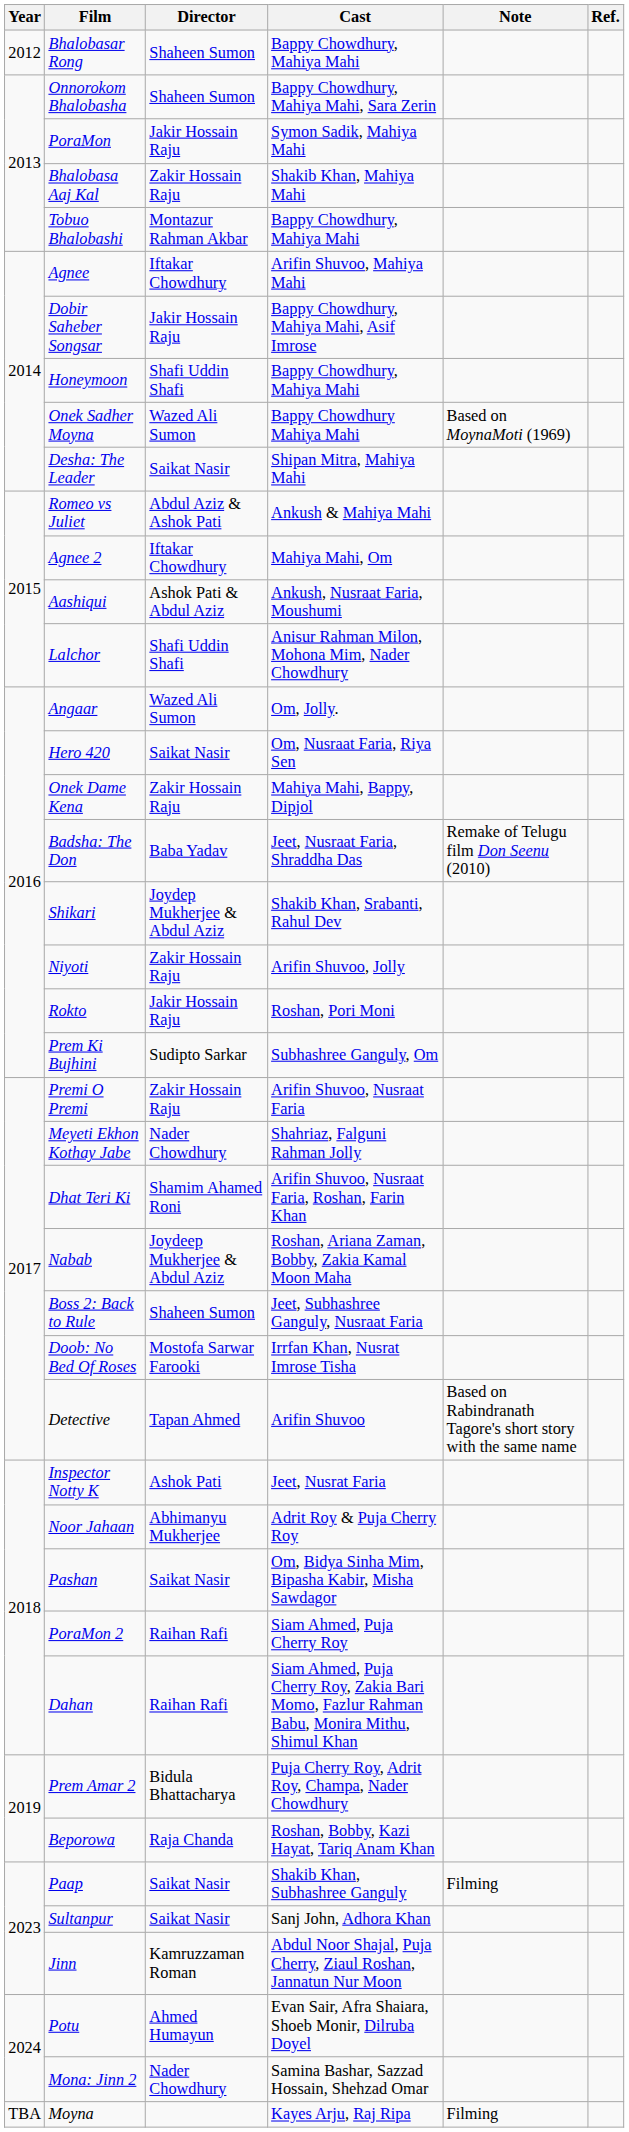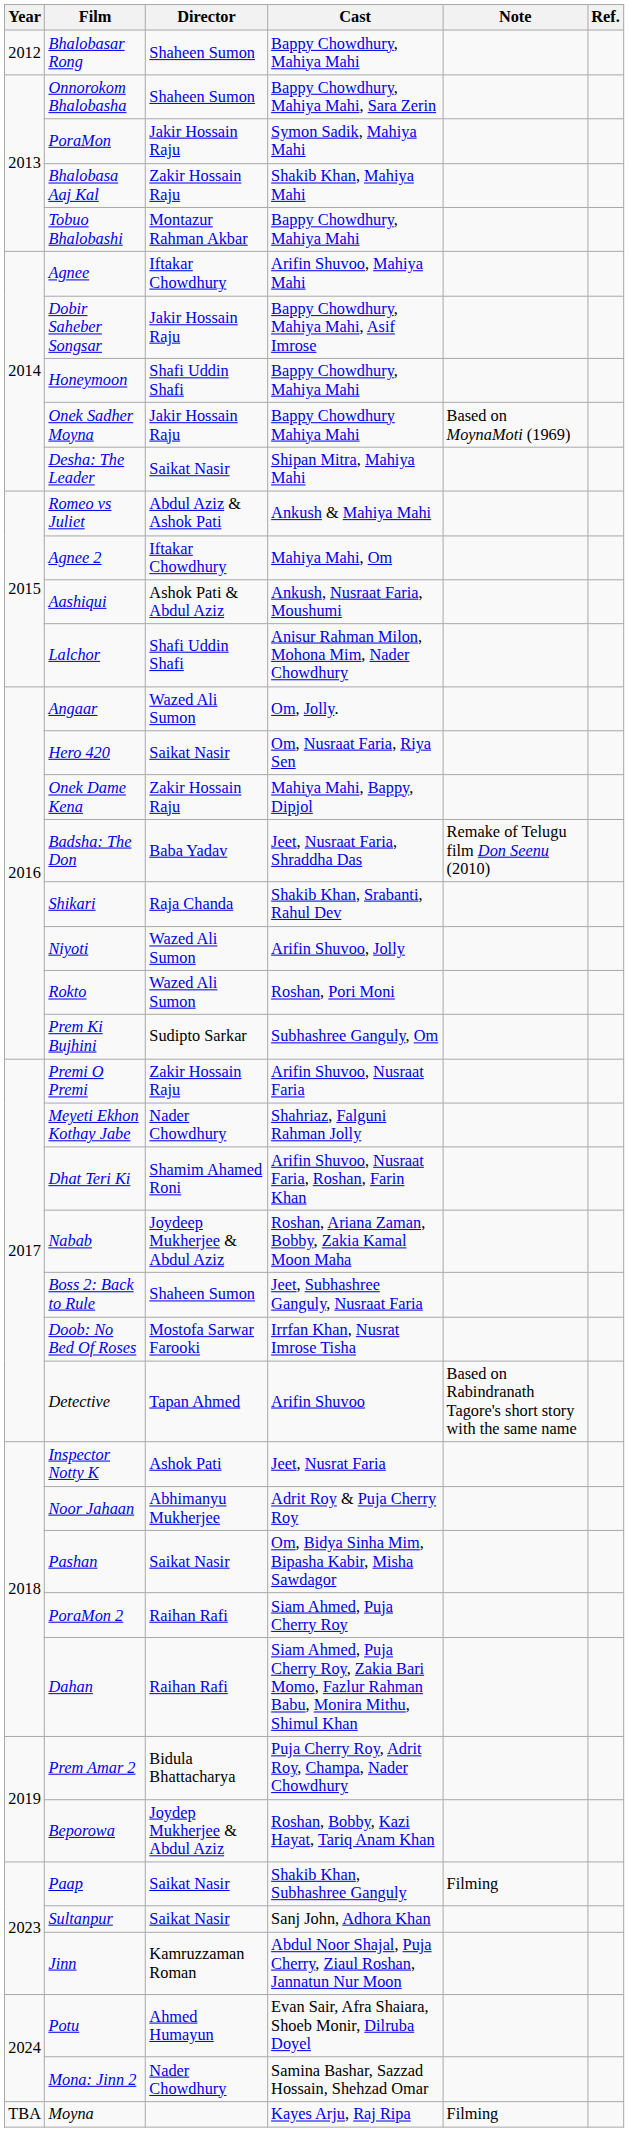(183, 424) Wazed Ali Sumon -> (194, 424) Jakir Hossain Raju
(193, 913) Joydep Mukherjee & Abdul Aziz -> (191, 903) Raja Chanda
(195, 966) Zakir Hossain Raju -> (183, 948) Wazed Ali Sumon
(194, 1010) Jakir Hossain Raju -> (183, 992) Wazed Ali Sumon
(191, 1839) Raja Chanda -> (193, 1830) Joydep Mukherjee & Abdul Aziz
